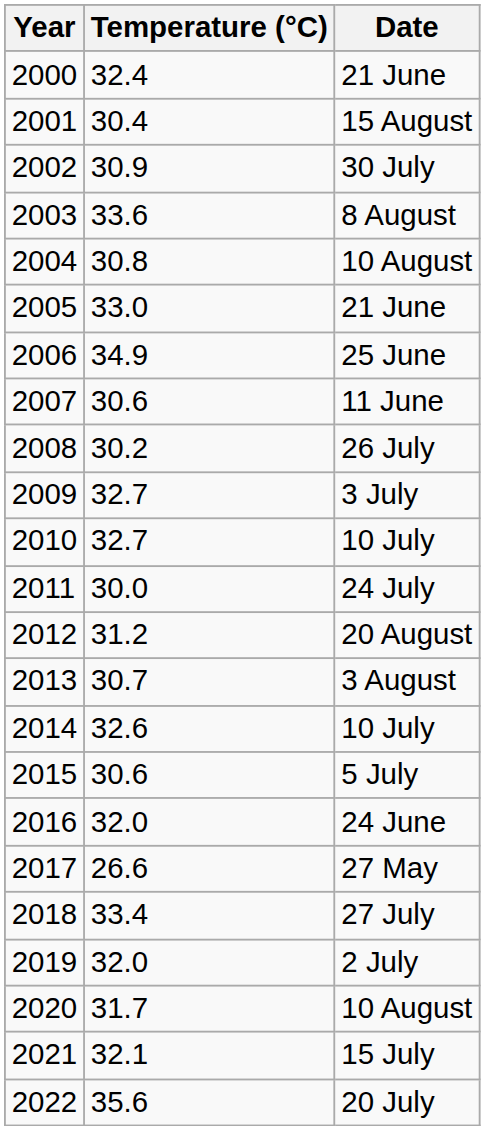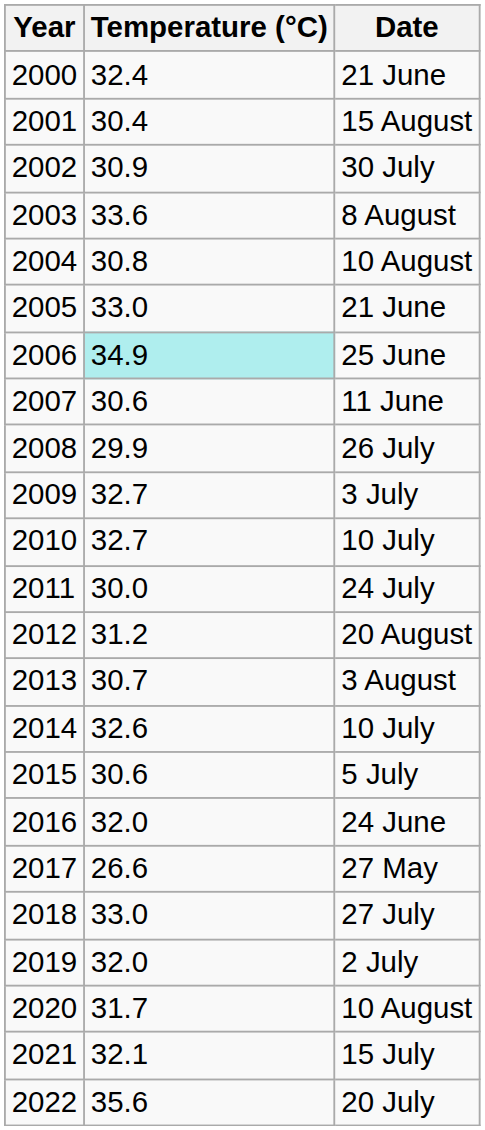(119, 354) no background -> (119, 354) paleturquoise background
(119, 448) 30.2 -> (119, 448) 29.9
(119, 914) 33.4 -> (119, 914) 33.0
